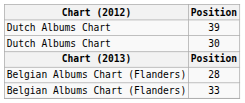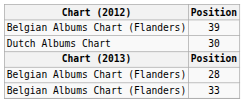(59, 28) Dutch Albums Chart -> (96, 28) Belgian Albums Chart (Flanders)
